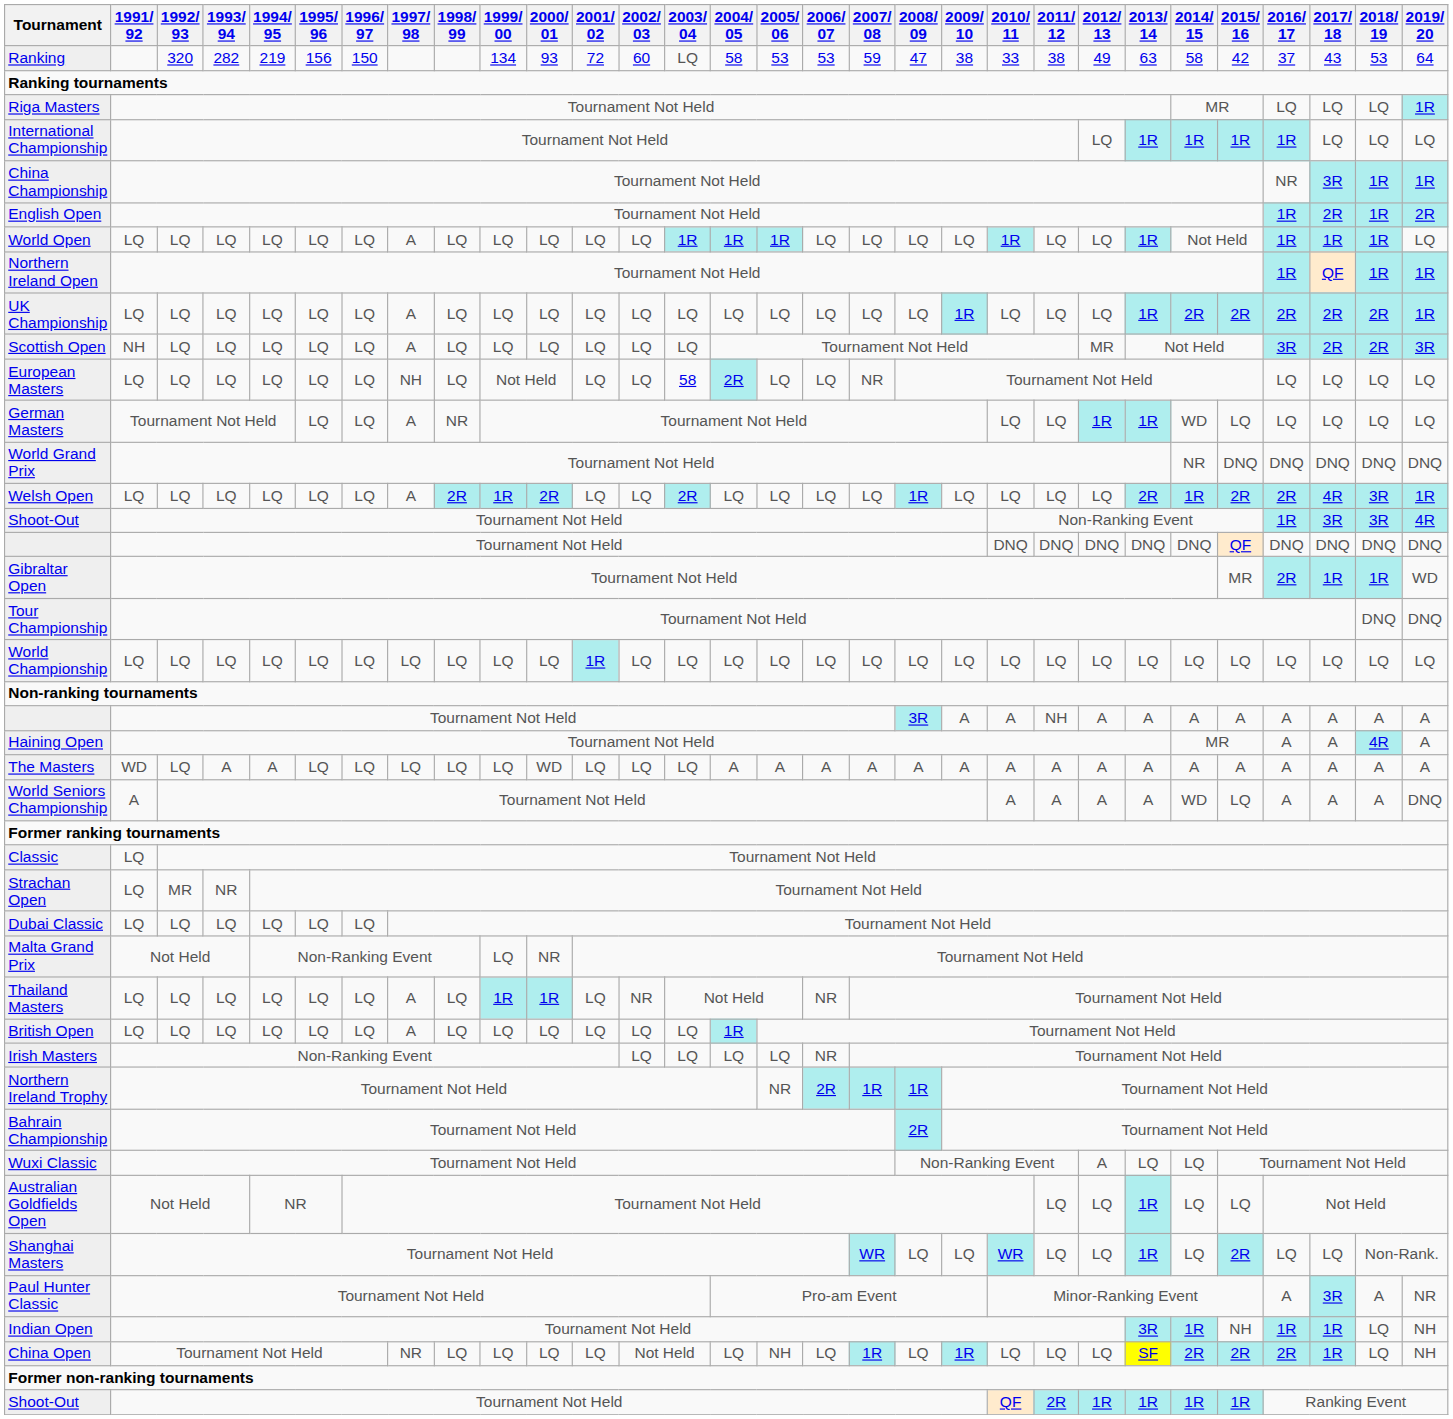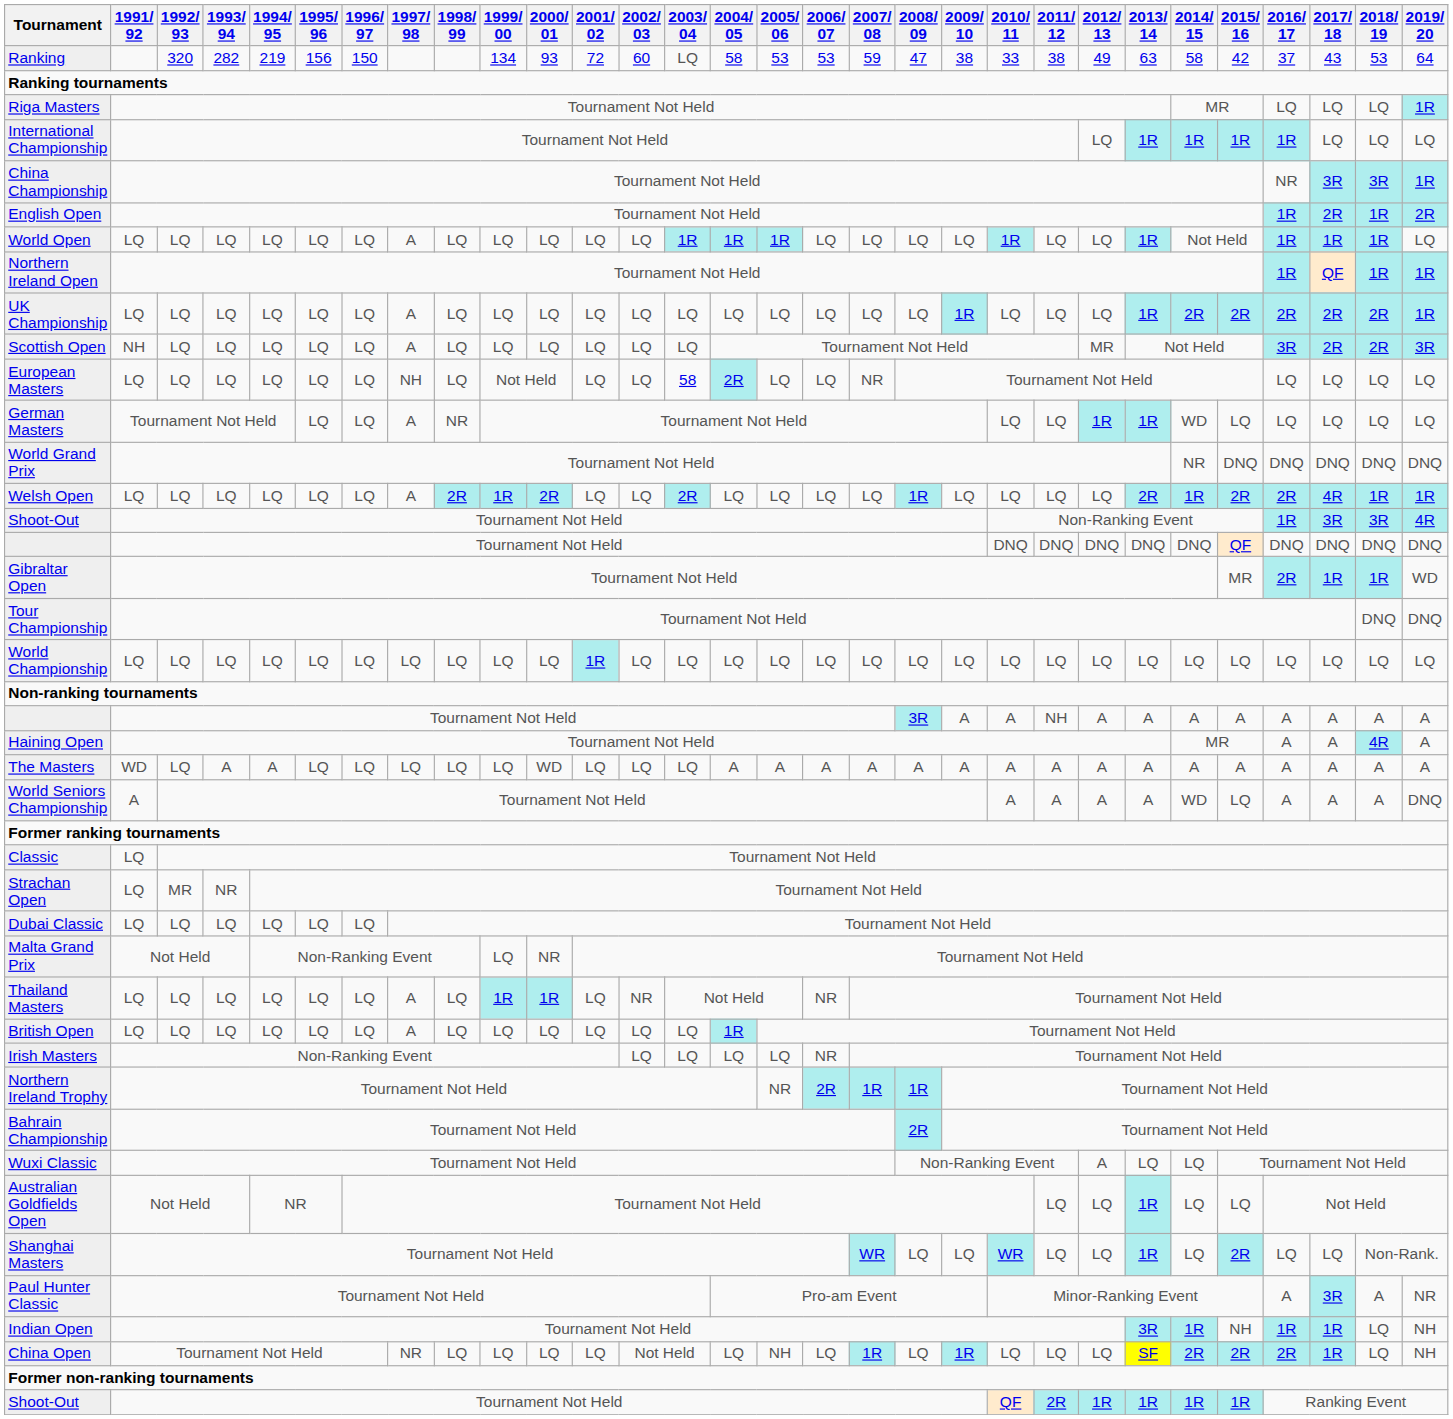(1379, 181) 1R -> (1379, 181) 3R
(1379, 495) 3R -> (1379, 495) 1R
